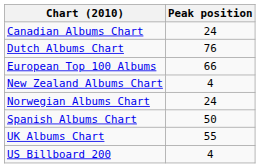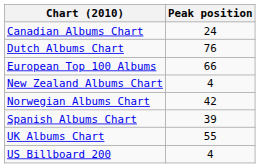(210, 101) 24 -> (210, 101) 42
(210, 119) 50 -> (210, 119) 39
